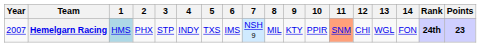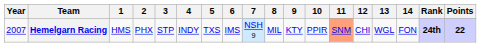(121, 30) lightblue background -> (121, 30) no background
(460, 30) 23 -> (460, 30) 22
